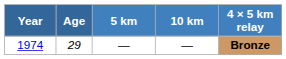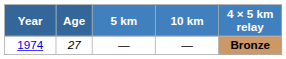(74, 45) 29 -> (74, 45) 27
